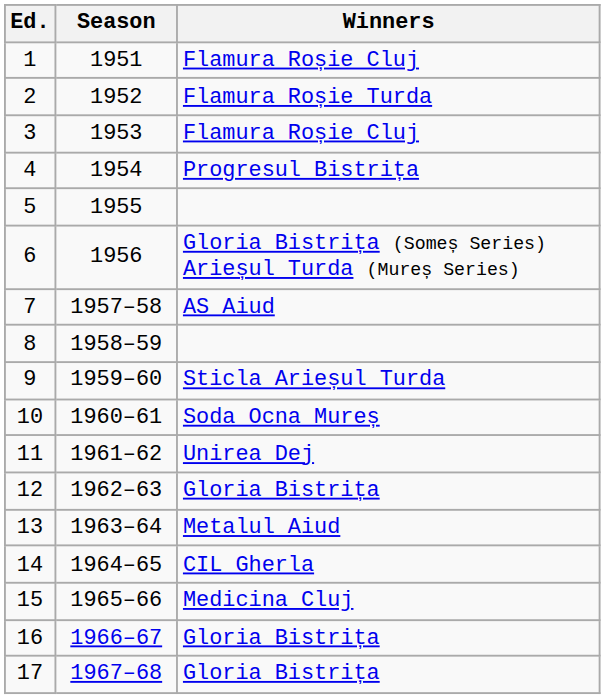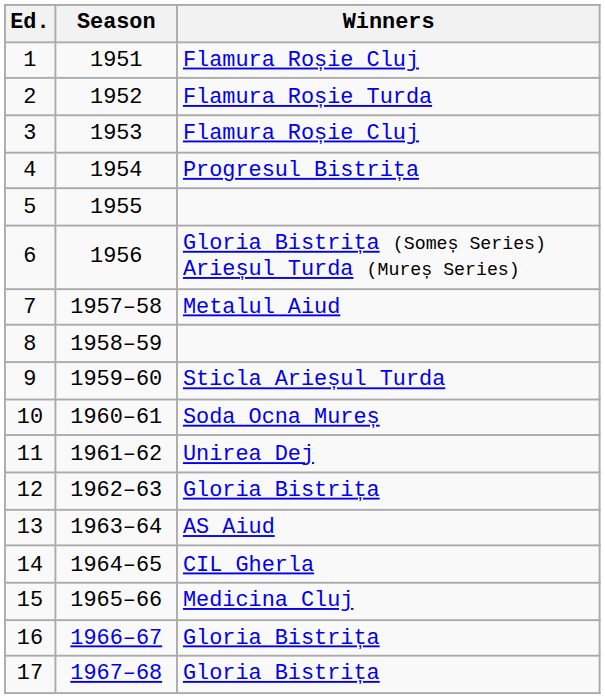(229, 306) AS Aiud -> (262, 306) Metalul Aiud
(262, 527) Metalul Aiud -> (229, 527) AS Aiud
